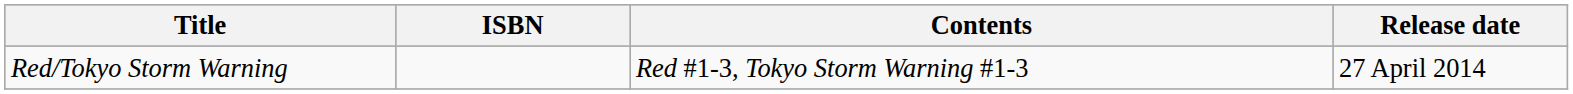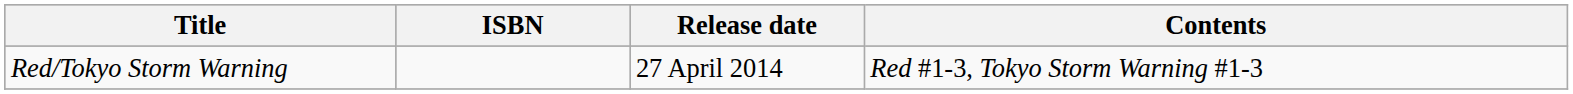columns swapped: (1450, 25) <-> (981, 25)
